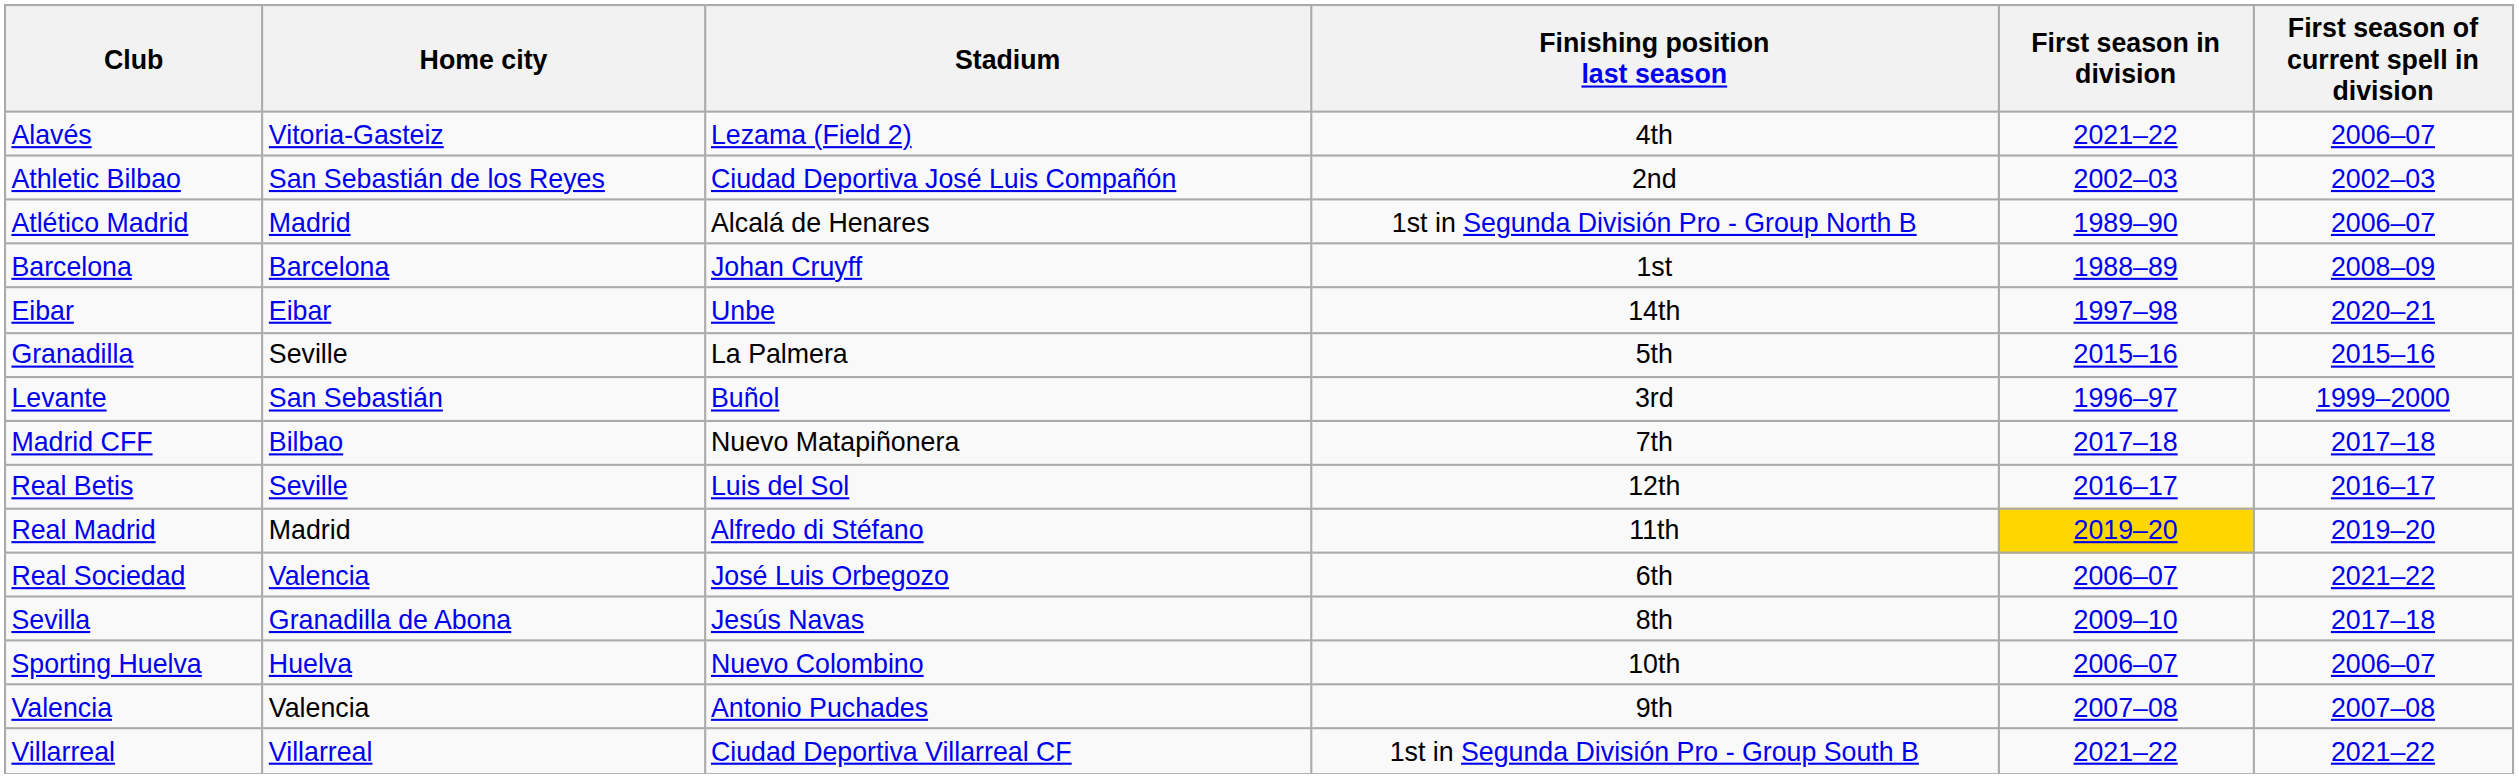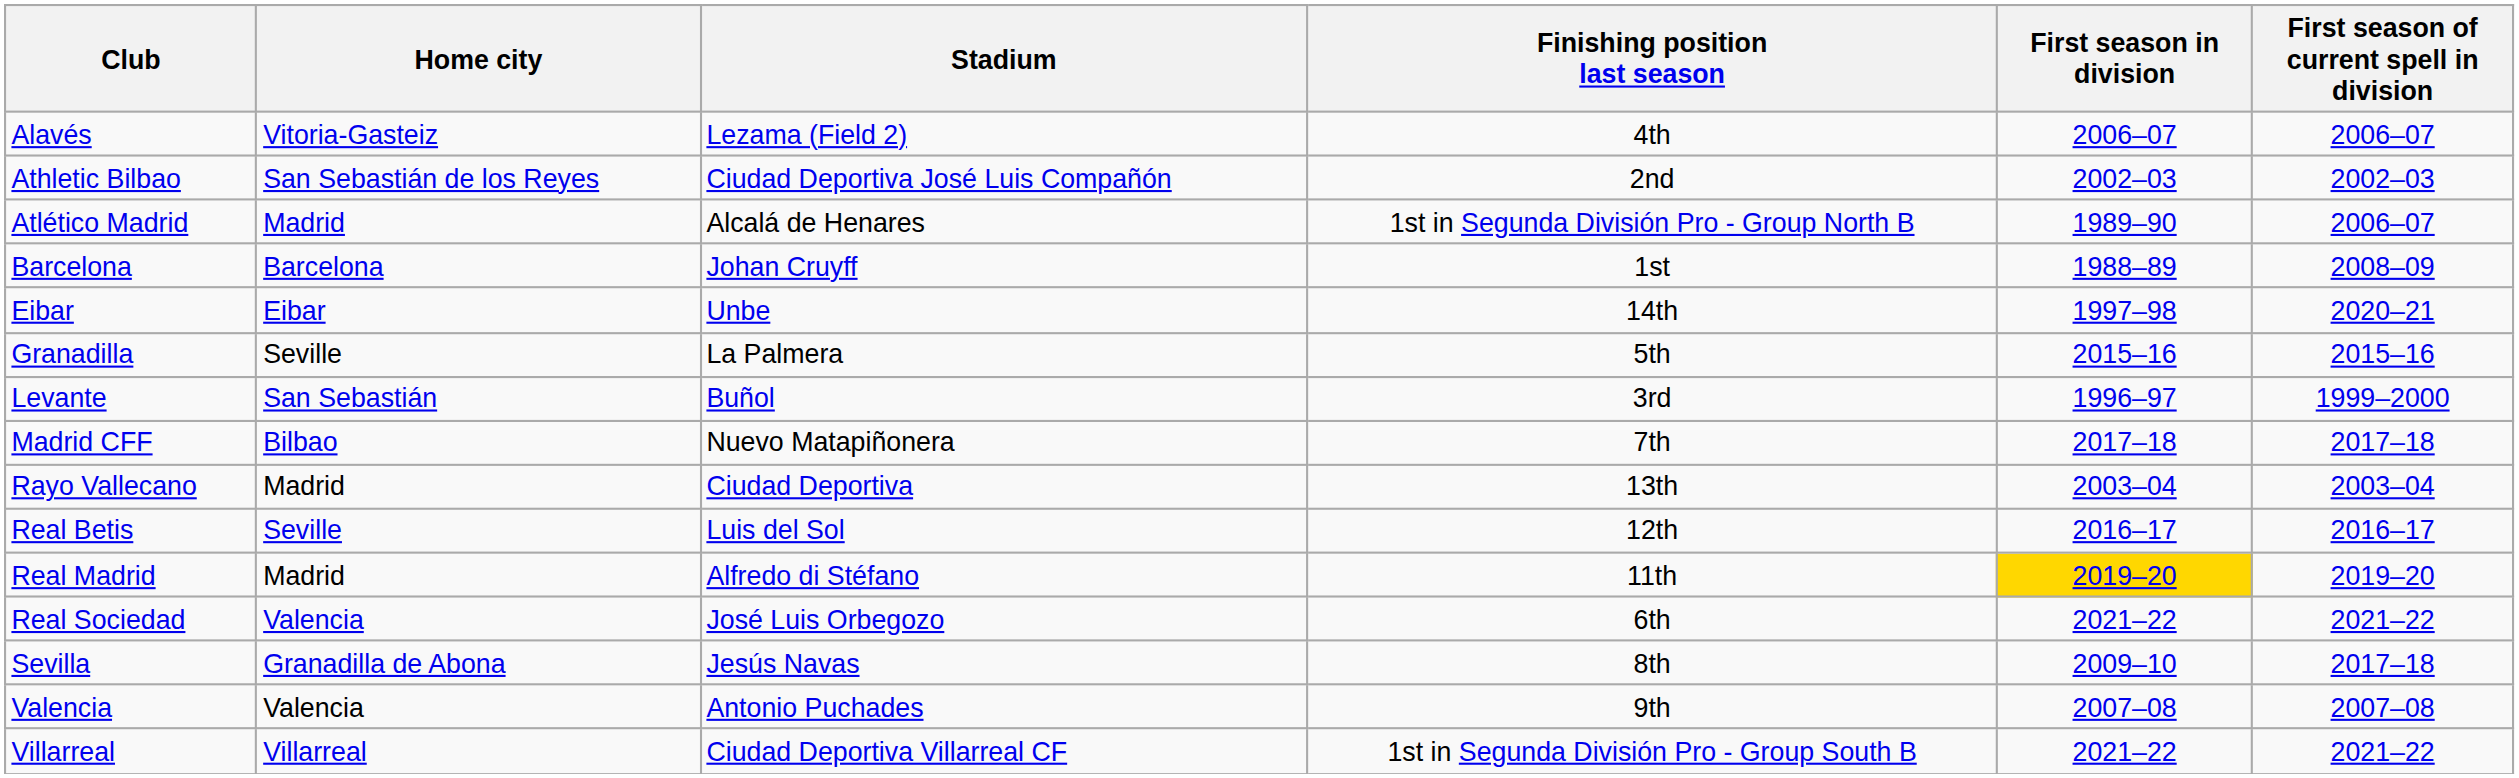(2126, 134) 2021–22 -> (2125, 134) 2006–07
+ row: (104, 486)
(2126, 575) 2006–07 -> (2125, 619) 2021–22
- row: (107, 663)
